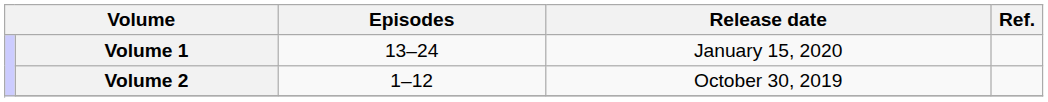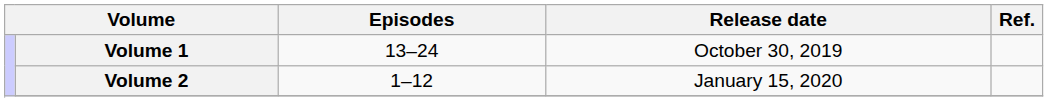(768, 50) January 15, 2020 -> (768, 50) October 30, 2019
(768, 80) October 30, 2019 -> (768, 80) January 15, 2020
